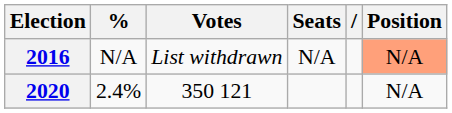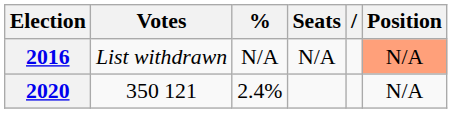columns swapped: (217, 21) <-> (119, 21)
